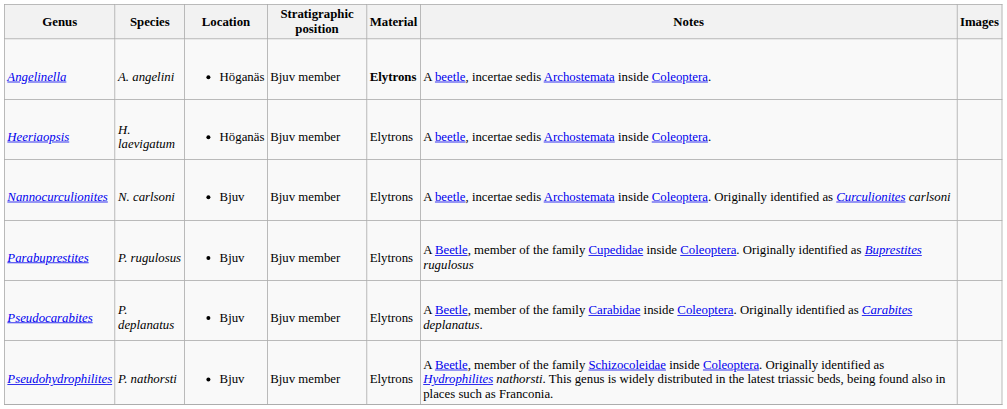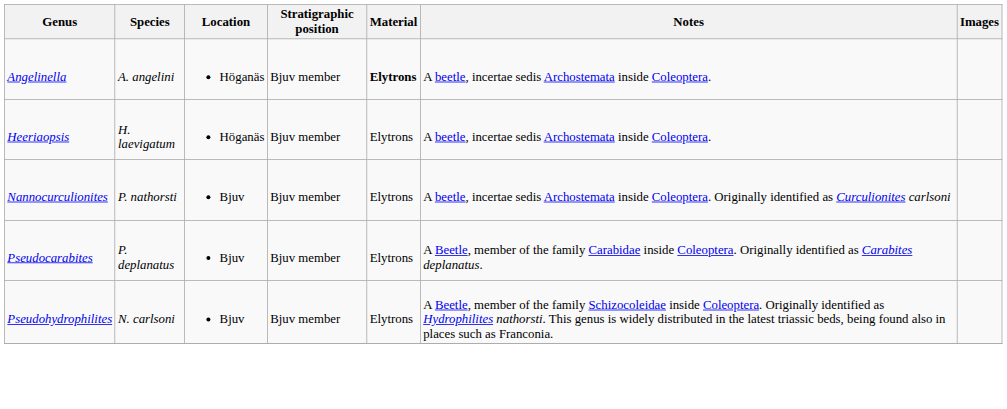(146, 197) N. carlsoni -> (147, 197) P. nathorsti
- row: (48, 257)
(147, 379) P. nathorsti -> (146, 319) N. carlsoni
